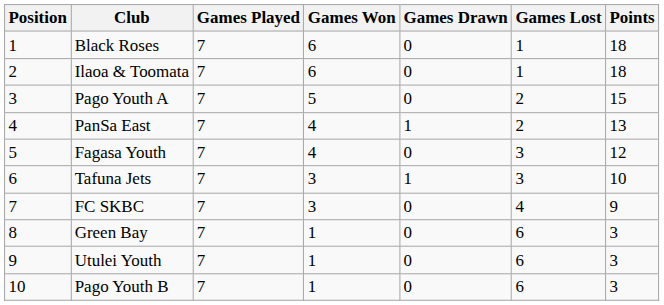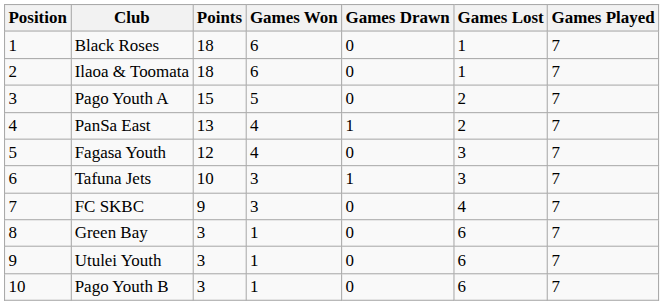columns swapped: (248, 17) <-> (632, 17)
